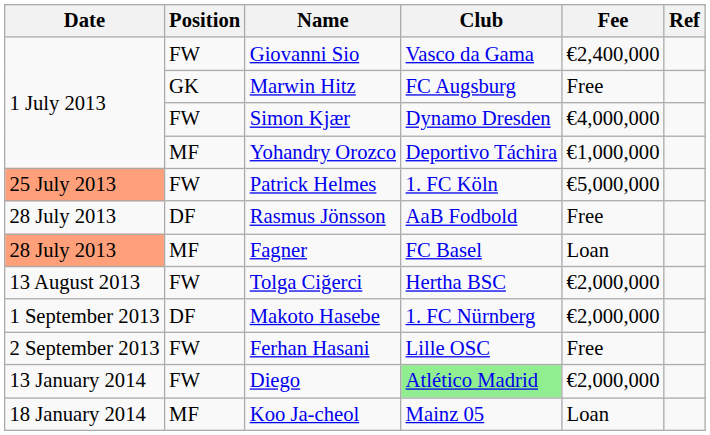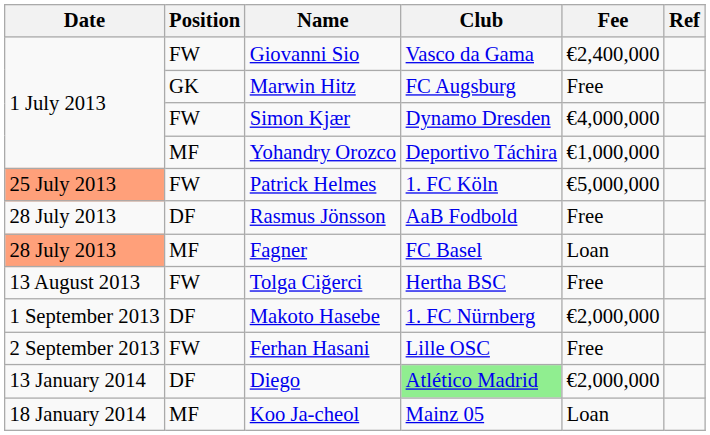(613, 282) €2,000,000 -> (585, 282) Free
(185, 380) FW -> (182, 380) DF
